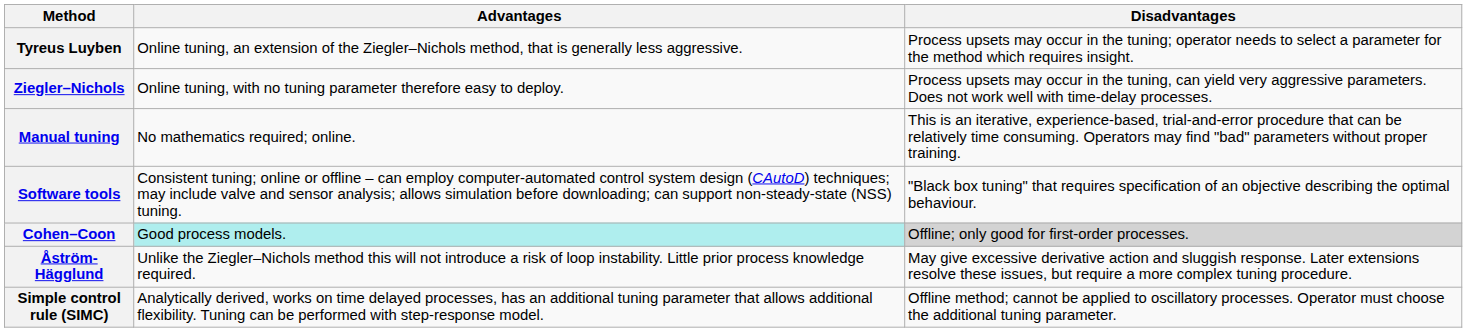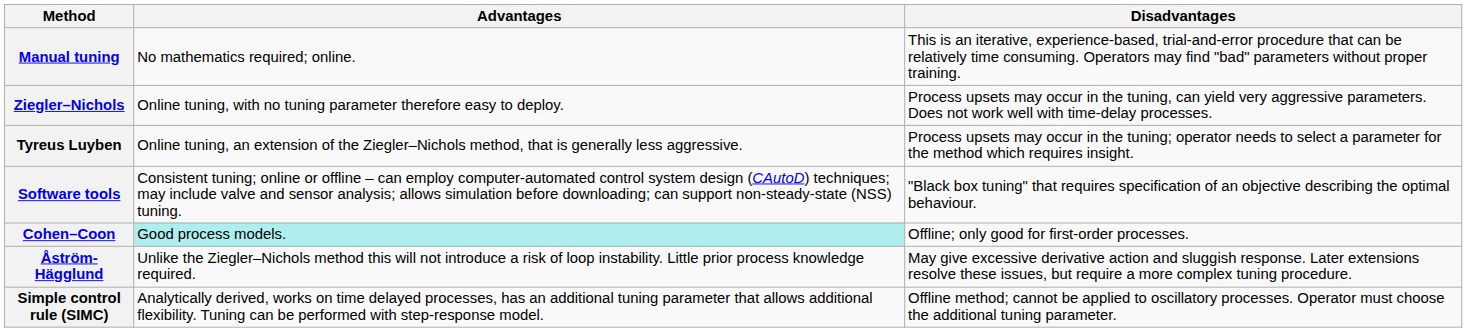rows swapped: (69, 137) <-> (69, 48)
(1049, 234) lightgrey background -> (1049, 234) no background
